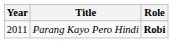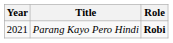(17, 29) 2011 -> (17, 29) 2021
